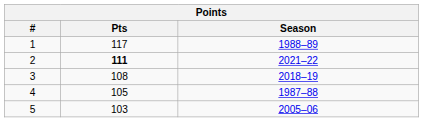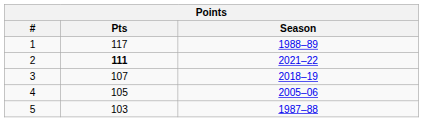(119, 77) 108 -> (119, 77) 107
(298, 93) 1987–88 -> (298, 93) 2005–06
(298, 109) 2005–06 -> (298, 109) 1987–88
